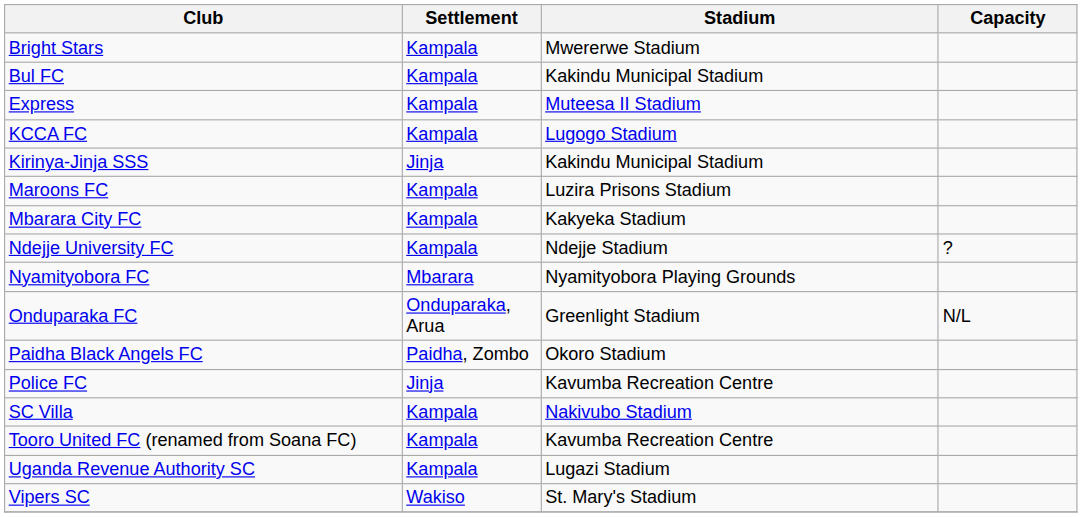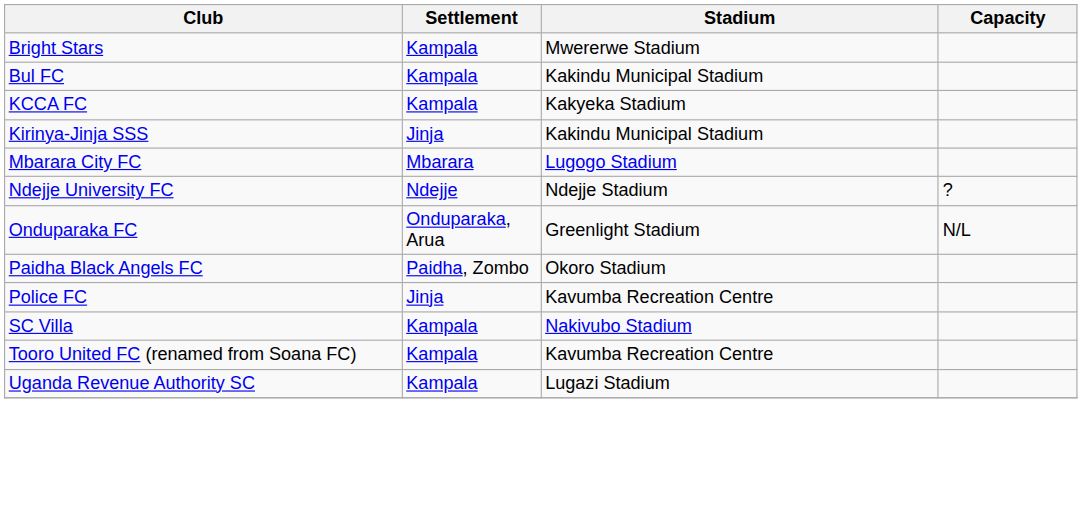- row: (41, 104)
(611, 133) Lugogo Stadium -> (615, 104) Kakyeka Stadium
- row: (58, 190)
(442, 219) Kampala -> (440, 162) Mbarara
(615, 219) Kakyeka Stadium -> (611, 162) Lugogo Stadium
(442, 248) Kampala -> (432, 190) Ndejje
- row: (79, 276)
- row: (49, 497)
